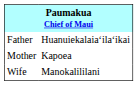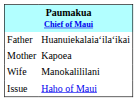+ row: (17, 88)
